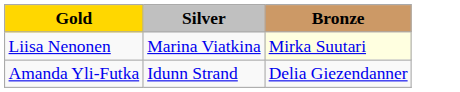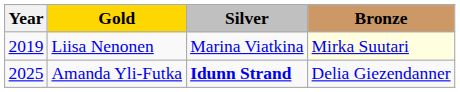+ column: (26, 18)
(193, 73) normal -> (241, 73) bold
